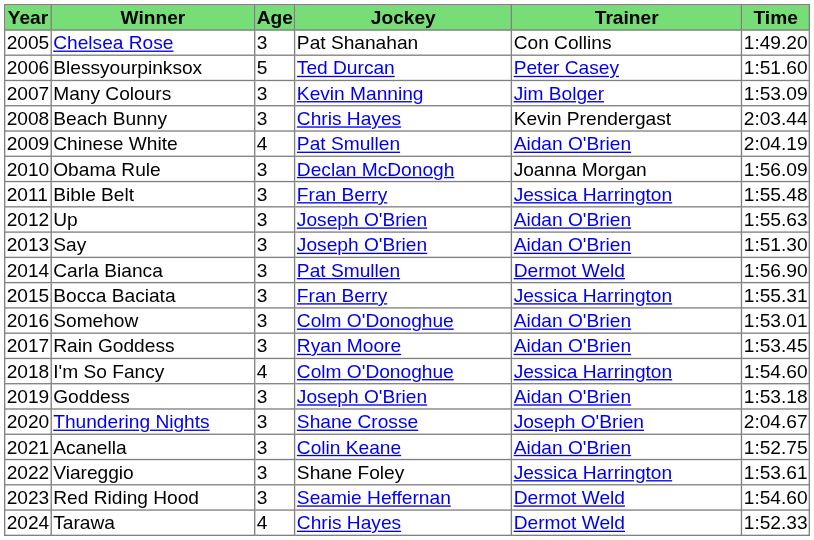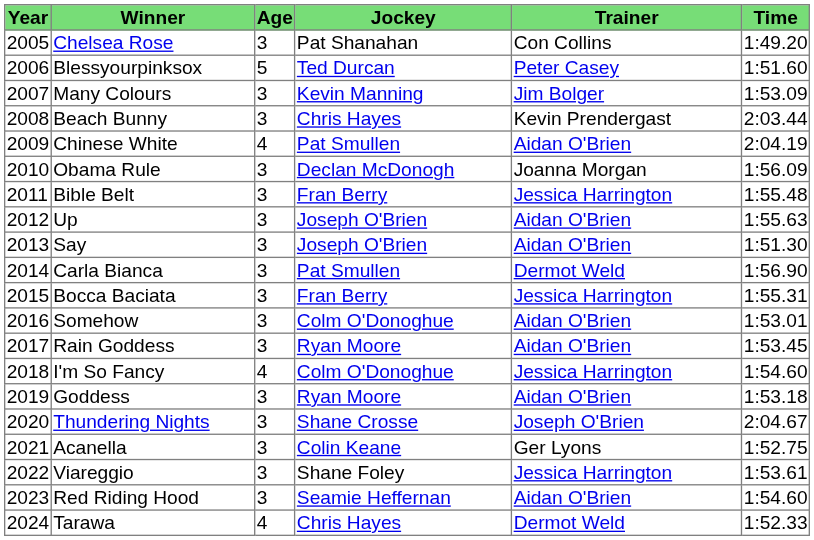(362, 396) Joseph O'Brien -> (349, 396) Ryan Moore
(572, 447) Aidan O'Brien -> (557, 447) Ger Lyons
(569, 497) Dermot Weld -> (572, 497) Aidan O'Brien
